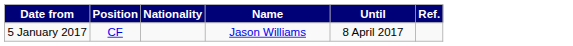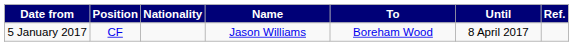+ column: (393, 14)
